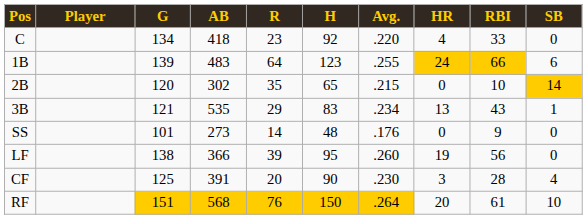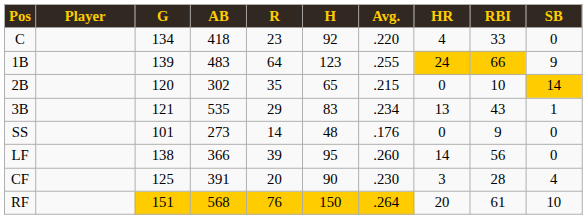(554, 62) 6 -> (554, 62) 9
(442, 156) 19 -> (442, 156) 14
